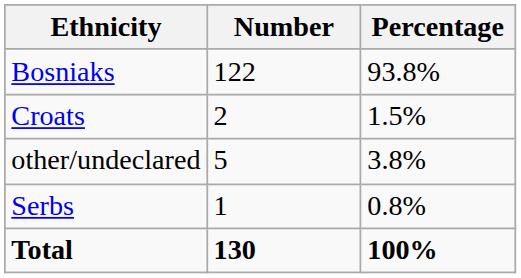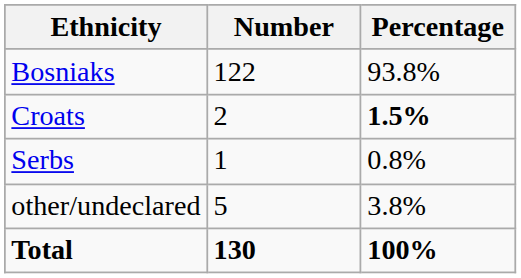(397, 116) normal -> (399, 116) bold
rows swapped: (43, 205) <-> (106, 160)
